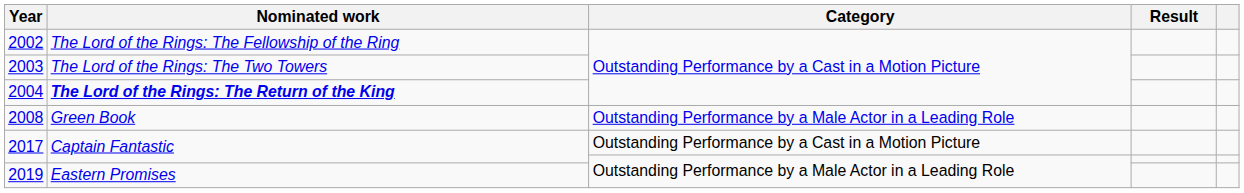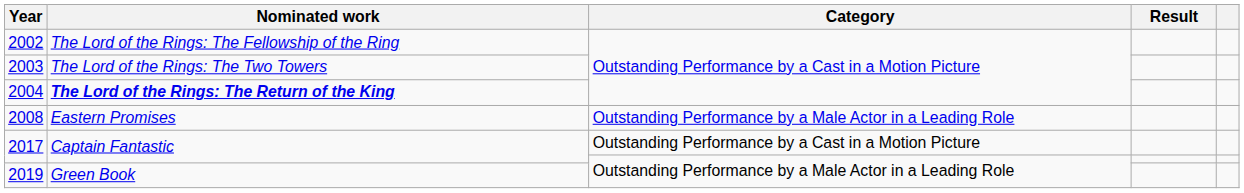(93, 117) Green Book -> (113, 117) Eastern Promises
(113, 175) Eastern Promises -> (93, 175) Green Book
